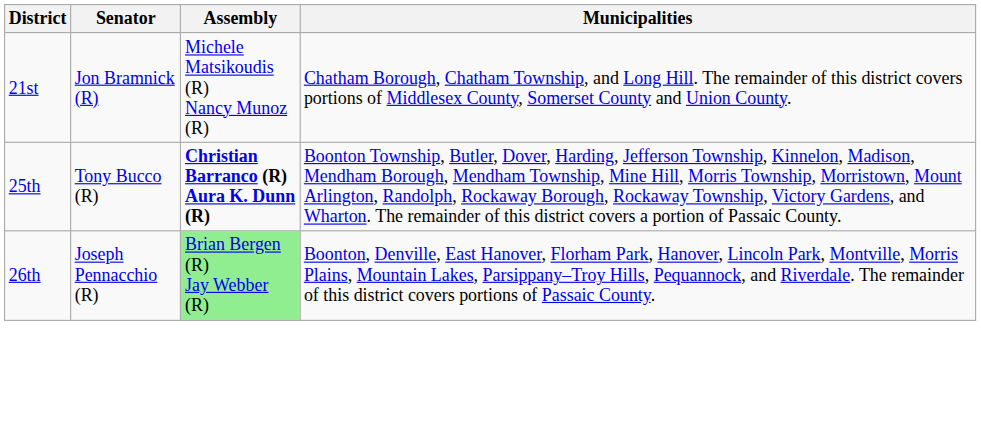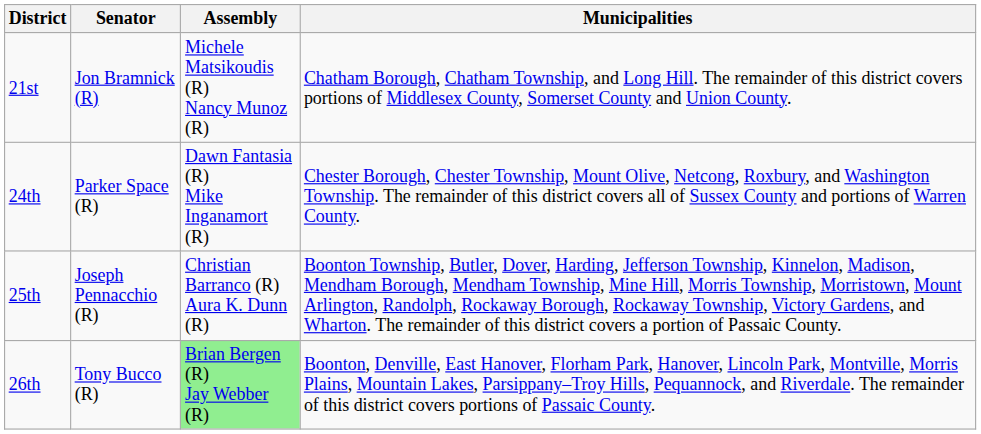+ row: (25, 196)
(118, 186) Tony Bucco (R) -> (116, 295) Joseph Pennacchio (R)
(240, 186) bold -> (236, 295) normal
(116, 275) Joseph Pennacchio (R) -> (118, 384) Tony Bucco (R)
